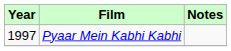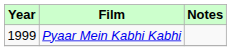(22, 35) 1997 -> (22, 35) 1999
